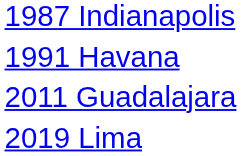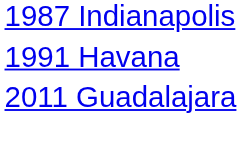- row: (73, 138)
